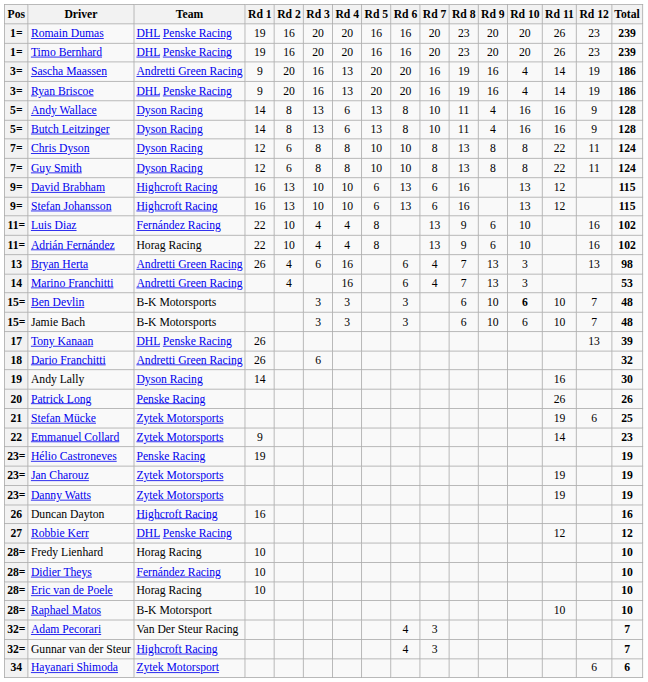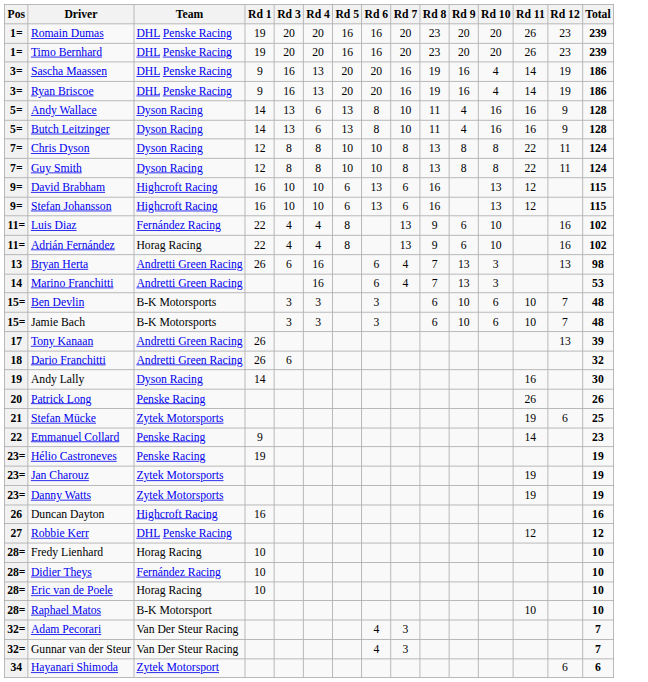- column: (289, 14)
(189, 72) Andretti Green Racing -> (184, 72) DHL Penske Racing
(525, 303) bold -> (496, 303) normal
(184, 341) DHL Penske Racing -> (189, 341) Andretti Green Racing
(180, 437) Zytek Motorsports -> (171, 437) Penske Racing
(177, 649) Highcroft Racing -> (187, 649) Van Der Steur Racing
